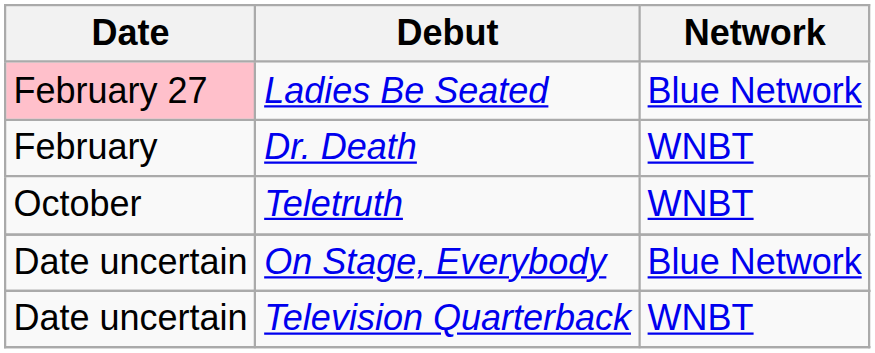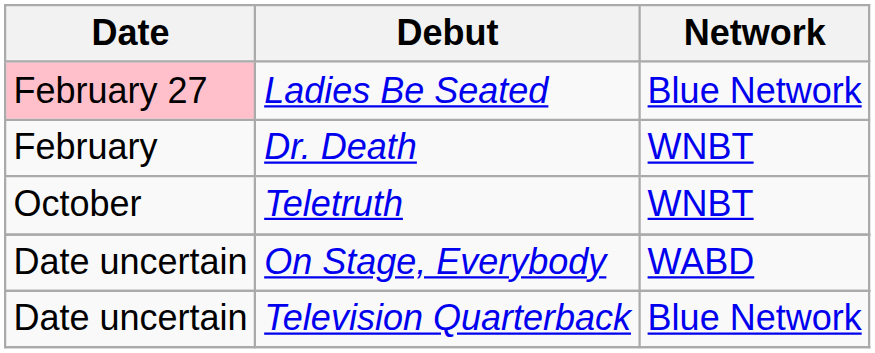(755, 261) Blue Network -> (701, 261) WABD
(701, 318) WNBT -> (755, 318) Blue Network
